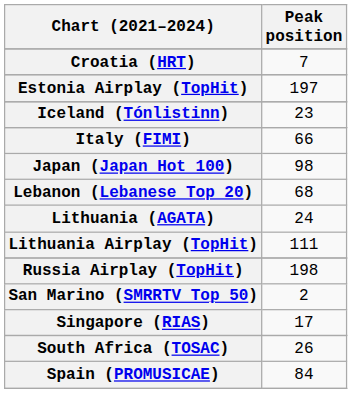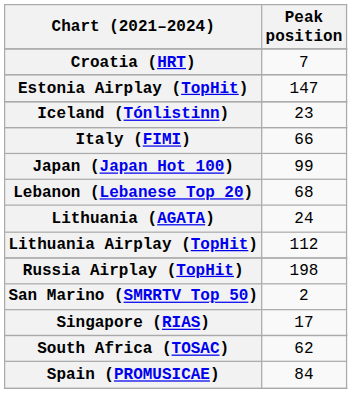(304, 88) 197 -> (304, 88) 147
(304, 166) 98 -> (304, 166) 99
(304, 245) 111 -> (304, 245) 112
(304, 349) 26 -> (304, 349) 62
